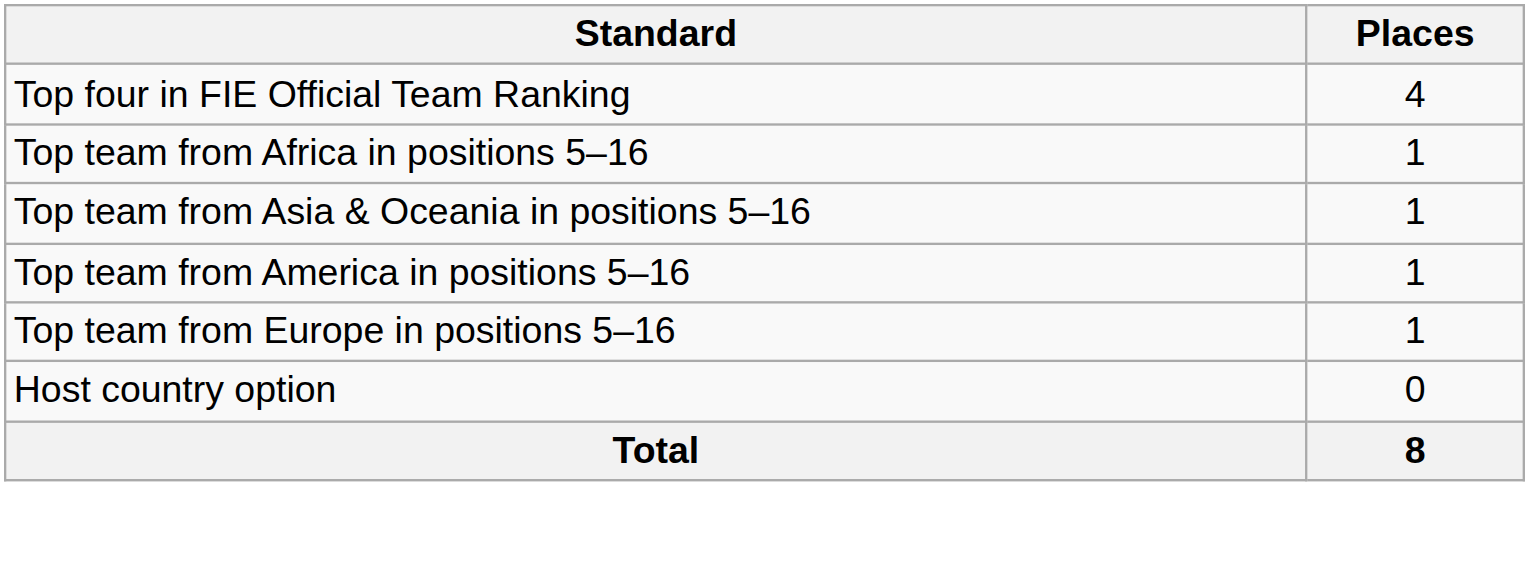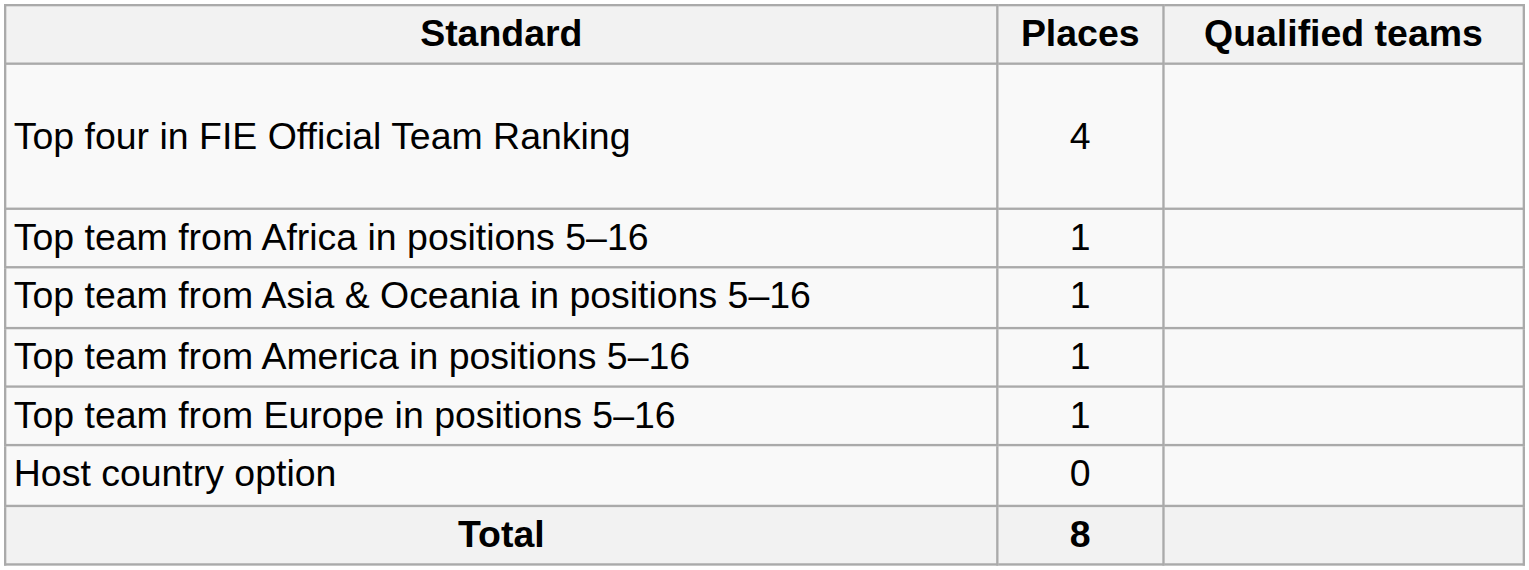+ column: (1343, 34)
